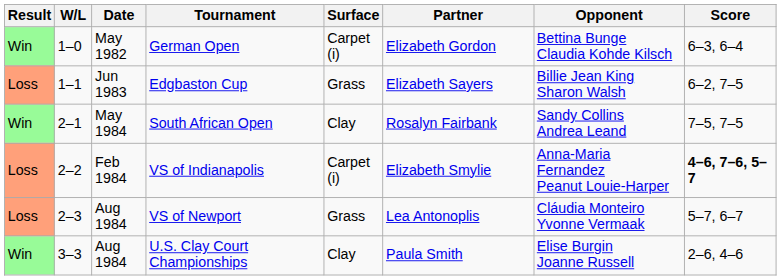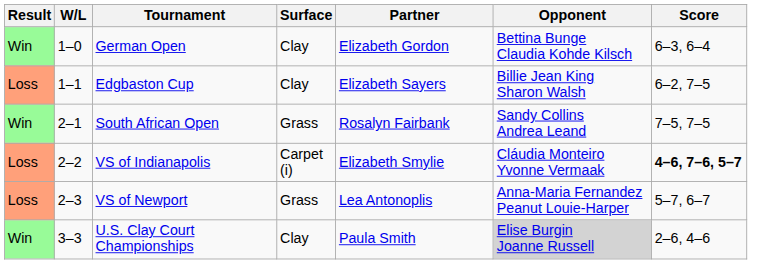- column: (119, 15)
(349, 46) Carpet (i) -> (294, 46) Clay
(346, 84) Grass -> (294, 84) Clay
(341, 123) Clay -> (299, 123) Grass
(603, 170) Anna-Maria Fernandez Peanut Louie-Harper -> (551, 162) Cláudia Monteiro Yvonne Vermaak
(591, 216) Cláudia Monteiro Yvonne Vermaak -> (570, 200) Anna-Maria Fernandez Peanut Louie-Harper
(586, 255) no background -> (545, 239) lightgrey background
